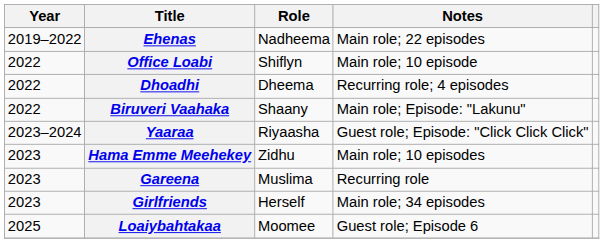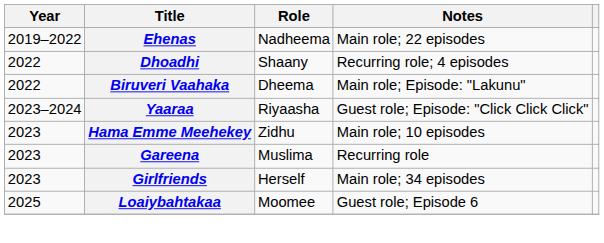- row: (170, 62)
(286, 86) Dheema -> (283, 62) Shaany
(283, 109) Shaany -> (286, 86) Dheema
